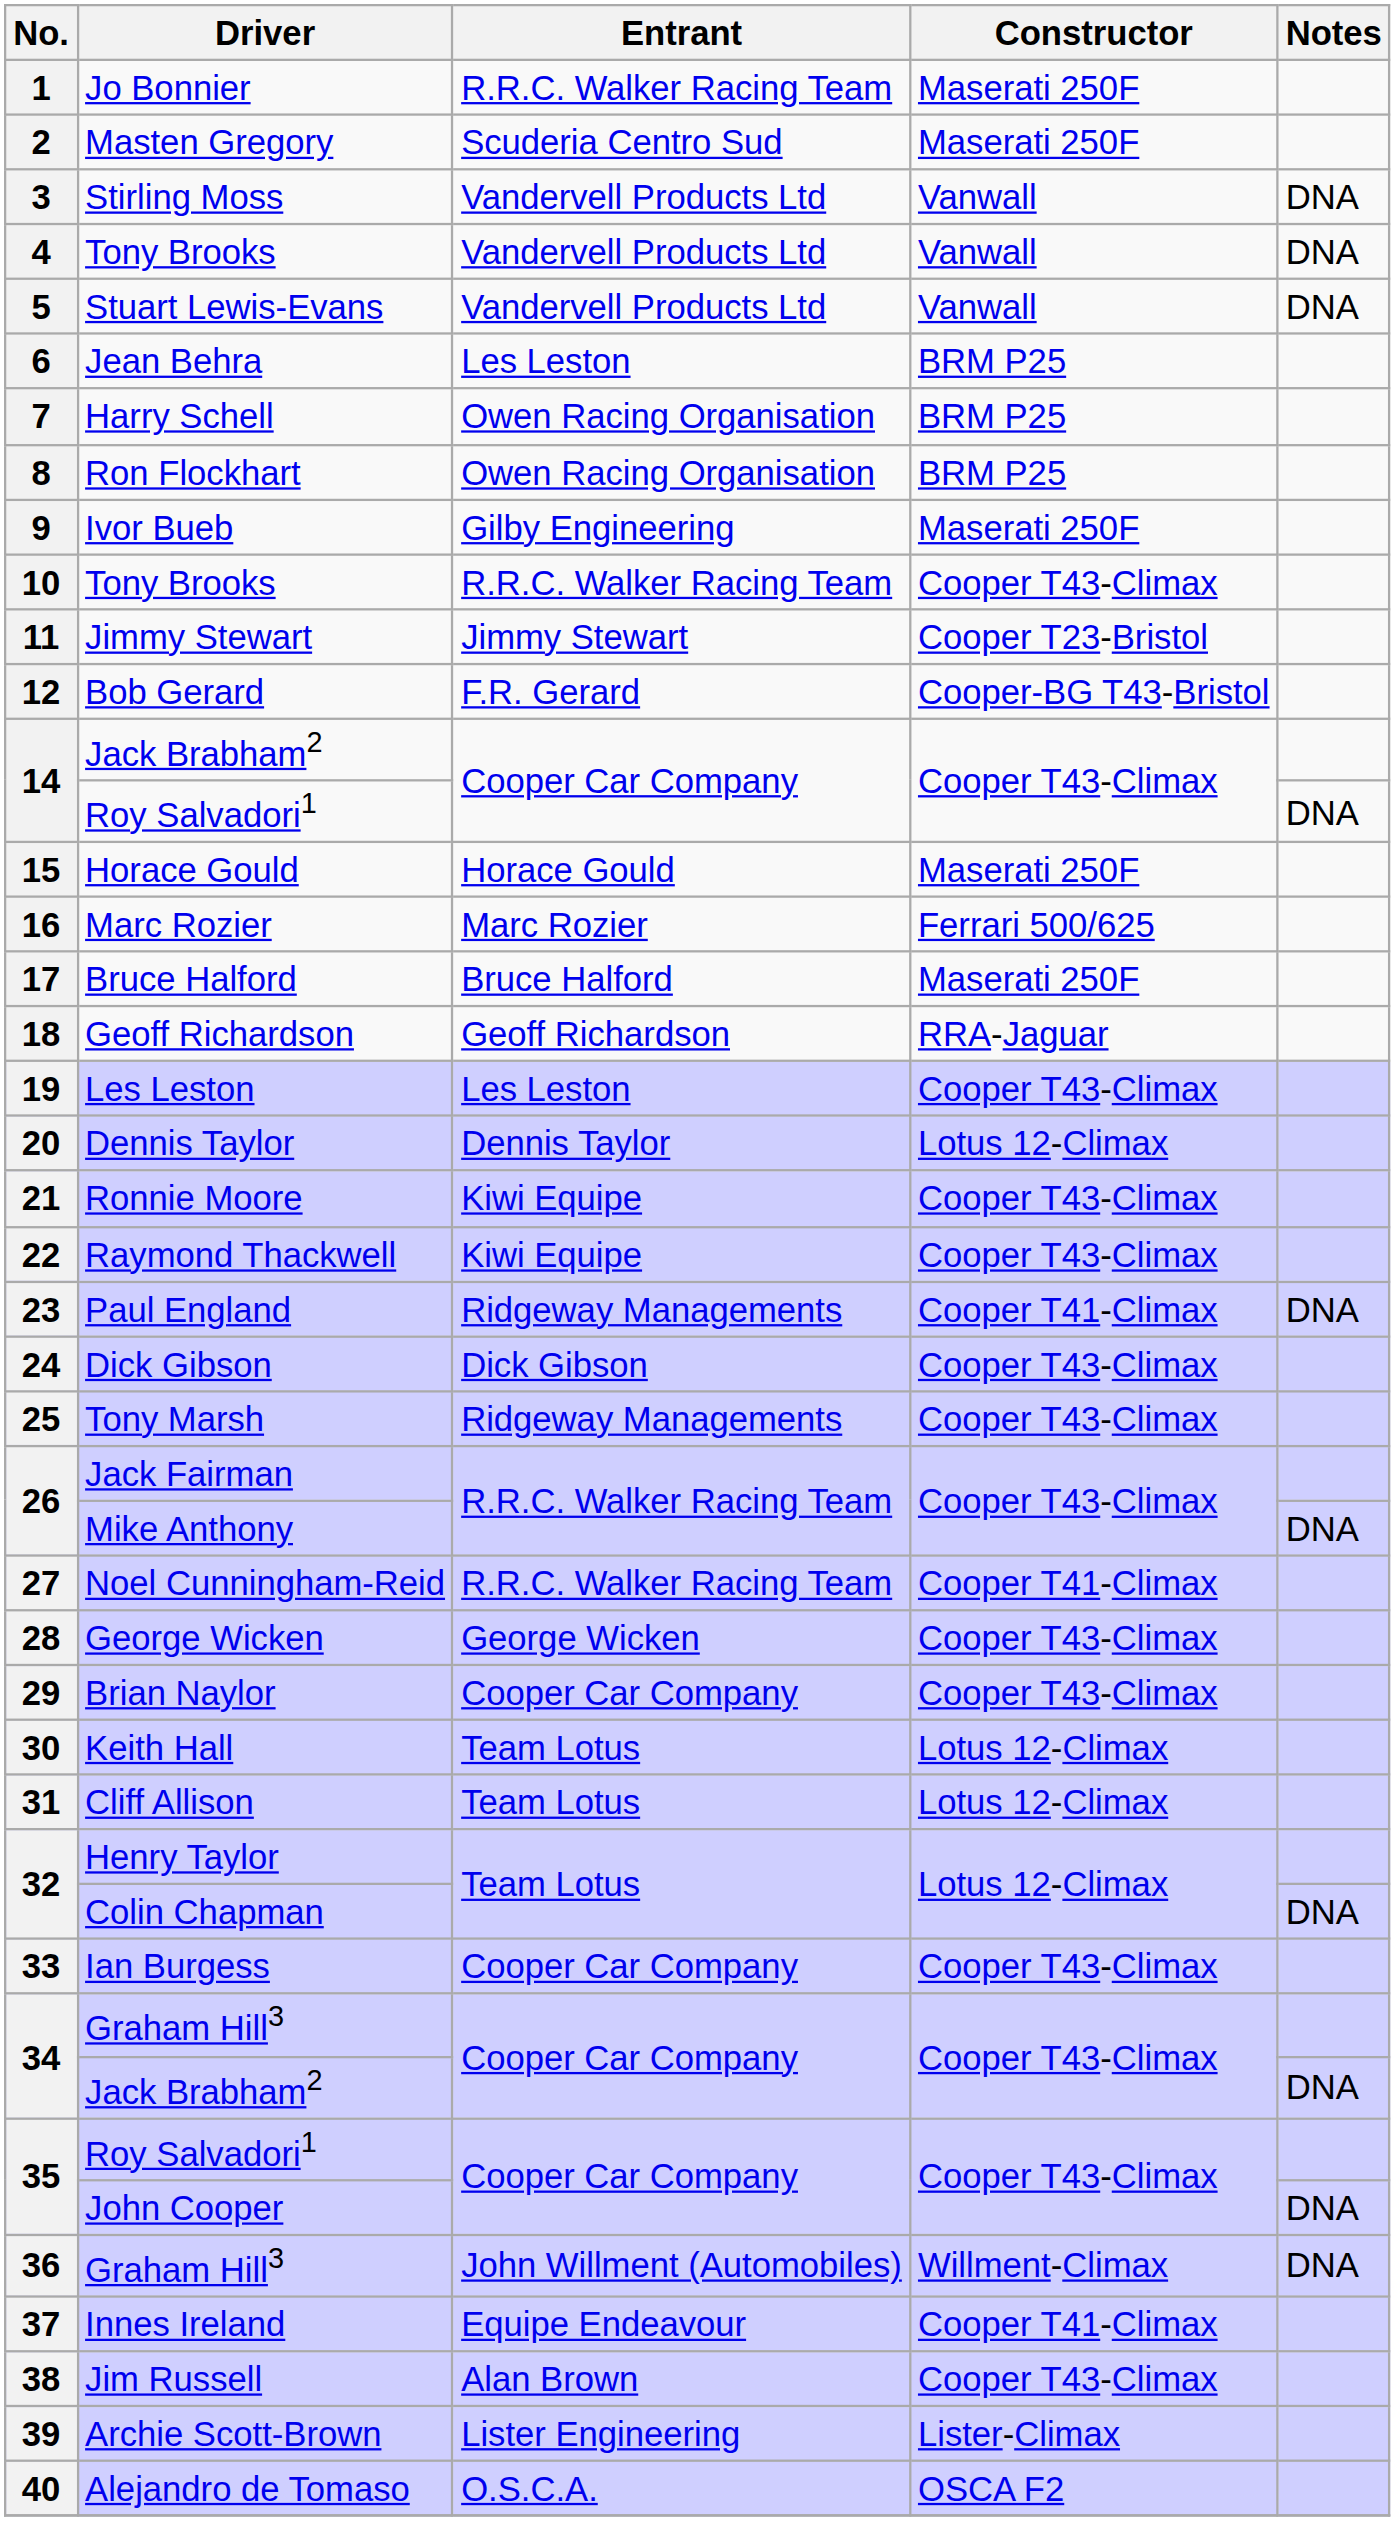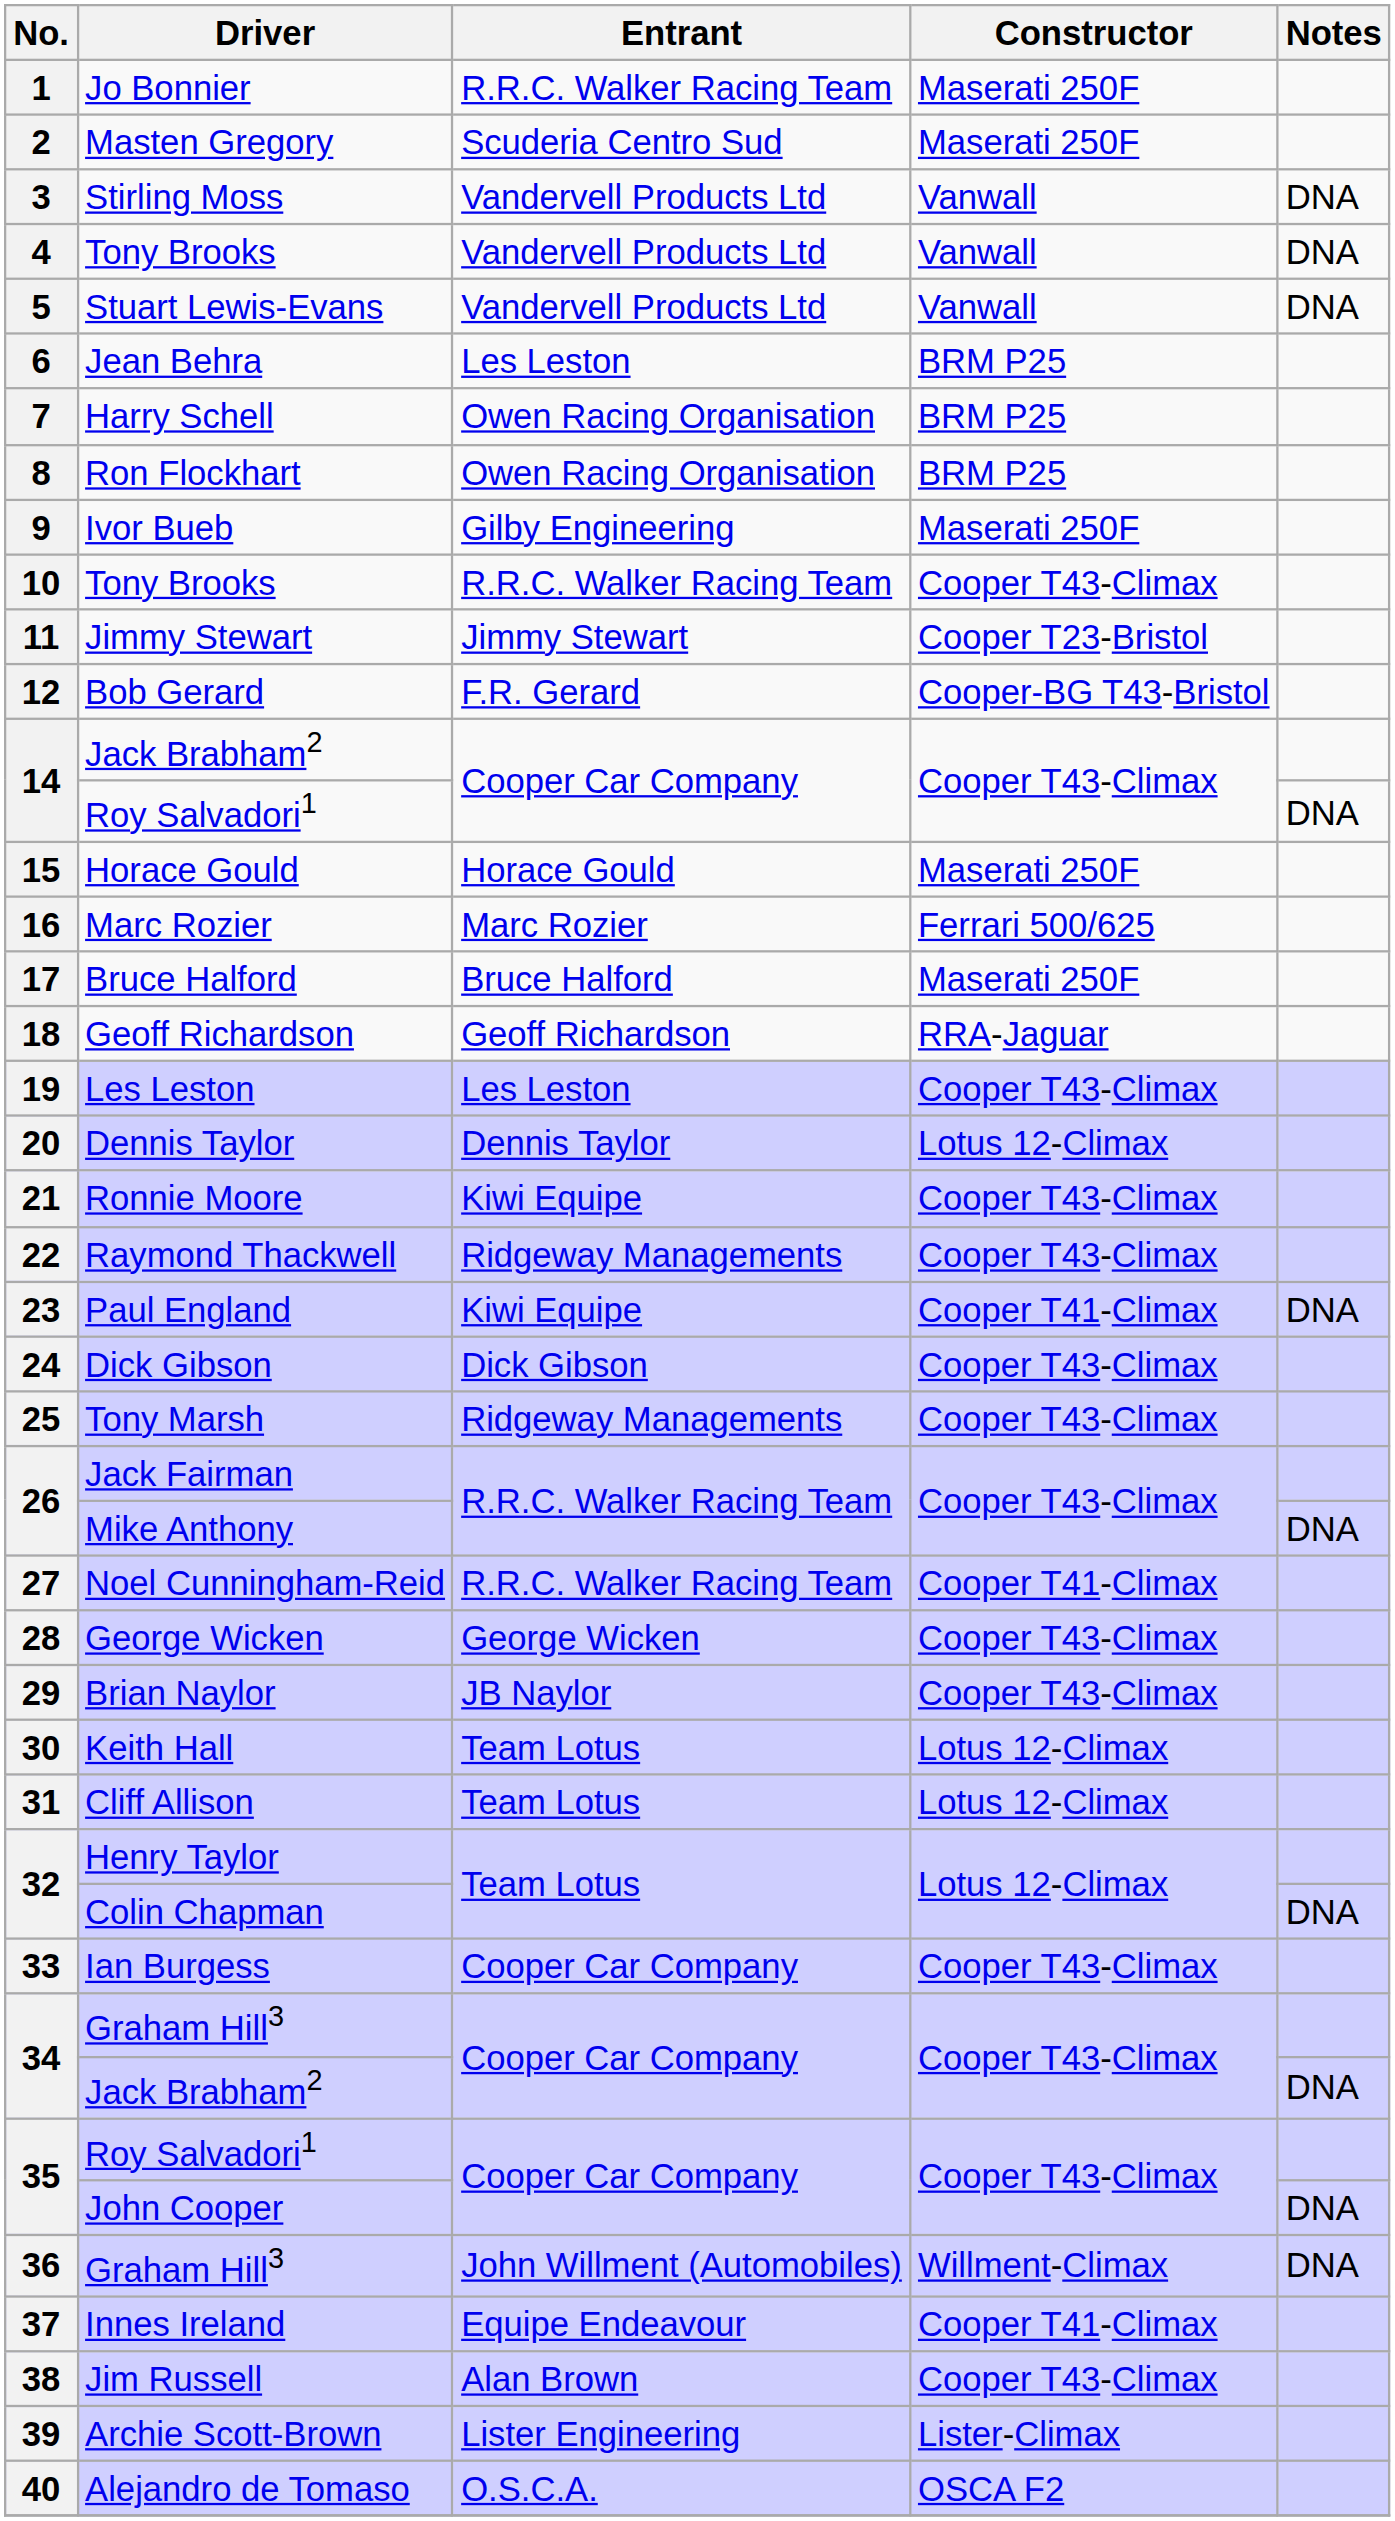(552, 1254) Kiwi Equipe -> (652, 1254) Ridgeway Managements
(652, 1309) Ridgeway Managements -> (552, 1309) Kiwi Equipe
(630, 1693) Cooper Car Company -> (536, 1693) JB Naylor
